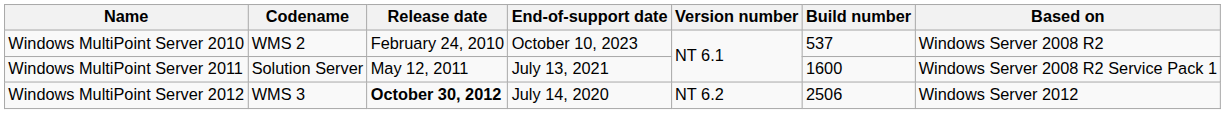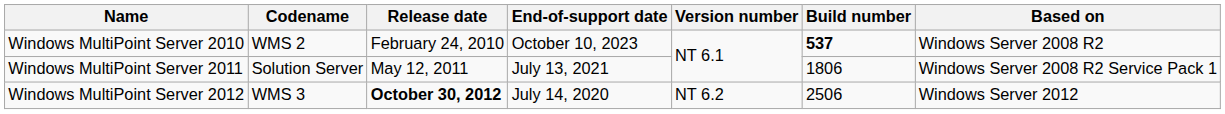(820, 43) normal -> (820, 43) bold
(824, 69) 1600 -> (824, 69) 1806
